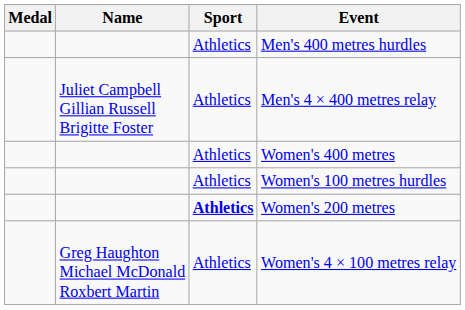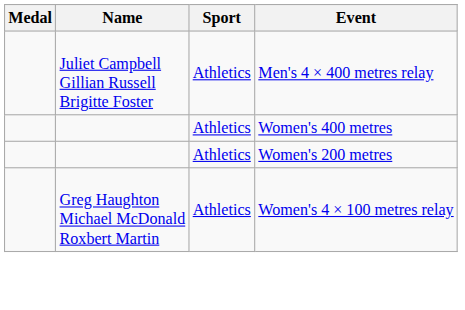- row: (344, 44)
- row: (354, 181)
(223, 208) bold -> (222, 154) normal
